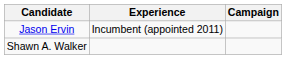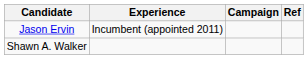+ column: (292, 12)
